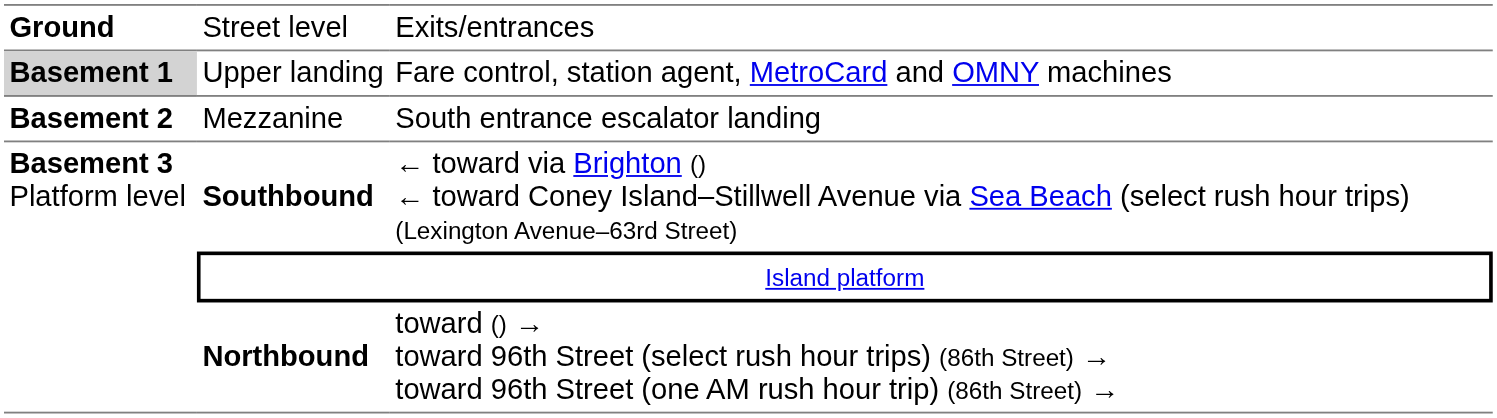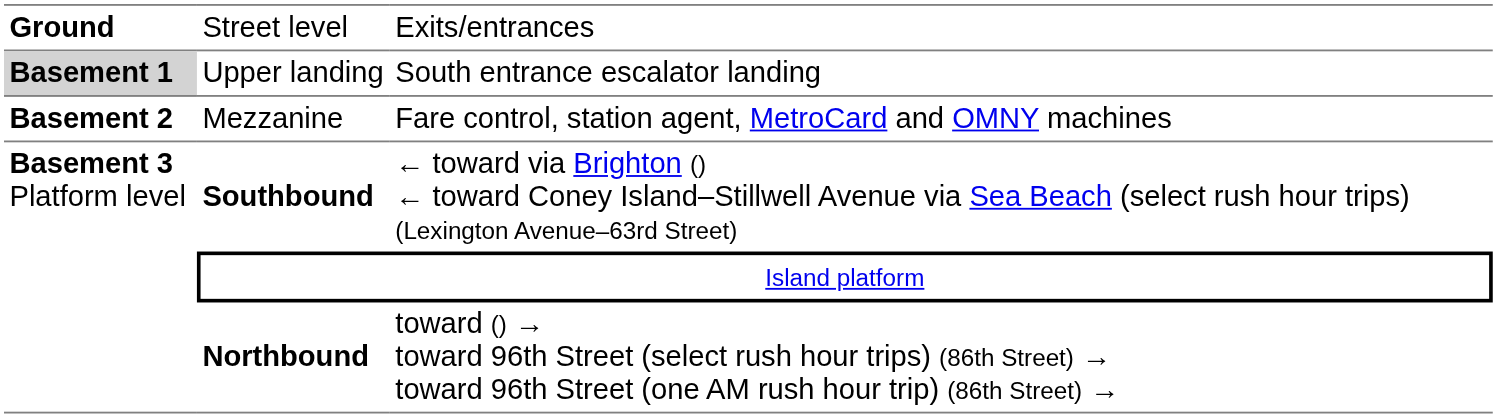(784, 72) Fare control, station agent, MetroCard and OMNY machines -> (608, 72) South entrance escalator landing
(608, 118) South entrance escalator landing -> (784, 118) Fare control, station agent, MetroCard and OMNY machines
